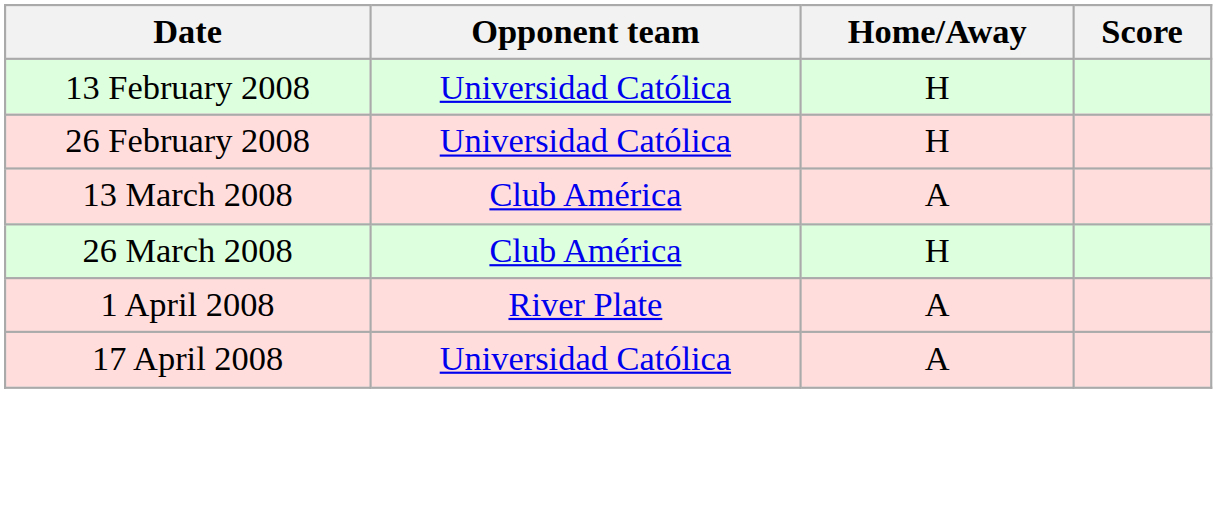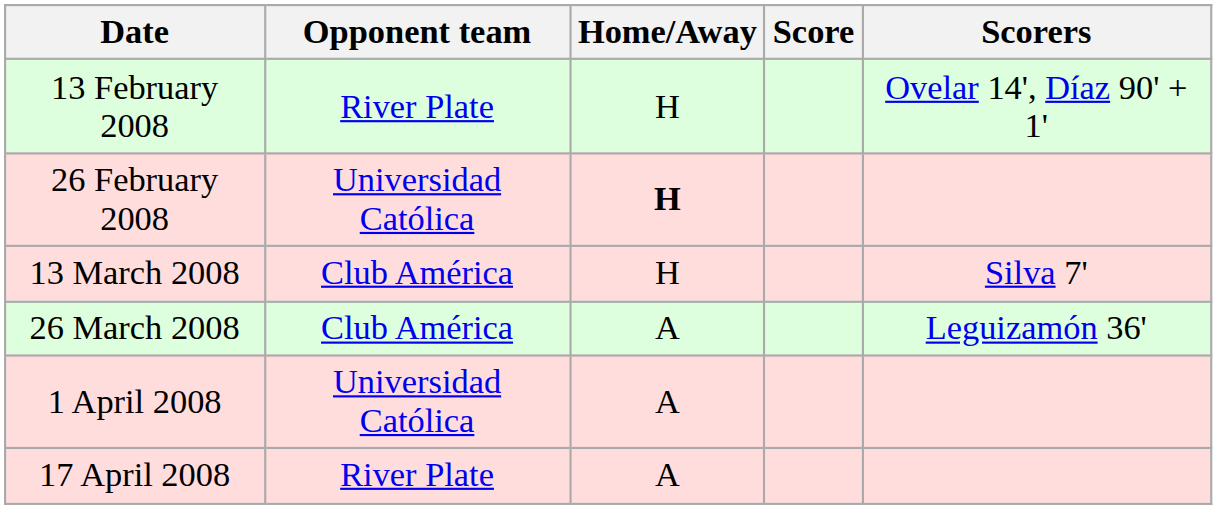+ column: (1036, 31)
(585, 86) Universidad Católica -> (417, 105) River Plate
(937, 140) normal -> (667, 198) bold
(937, 195) A -> (667, 272) H
(937, 250) H -> (667, 327) A
(585, 304) River Plate -> (417, 401) Universidad Católica
(585, 359) Universidad Católica -> (417, 475) River Plate
